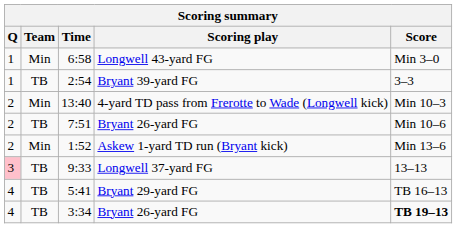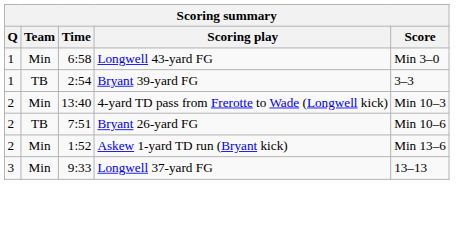(11, 168) pink background -> (11, 168) no background
(39, 168) TB -> (39, 168) Min
- row: (80, 190)
- row: (80, 211)
